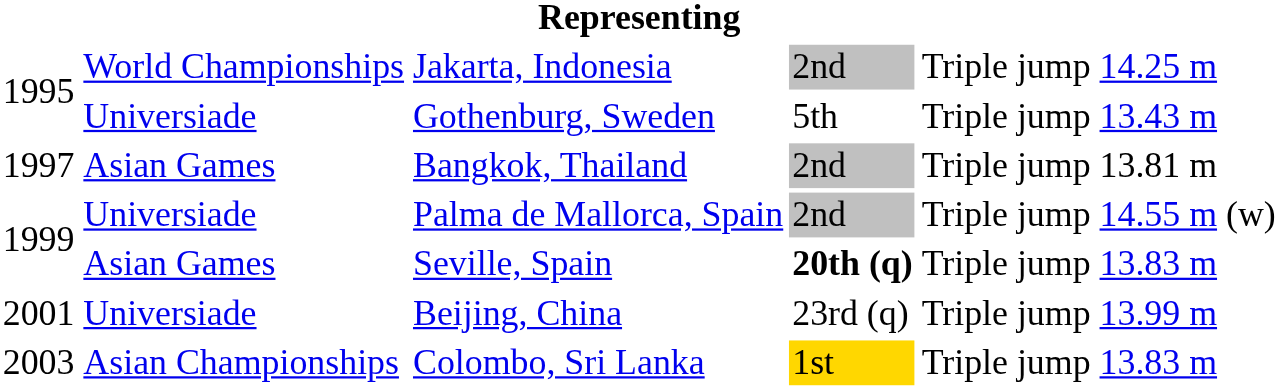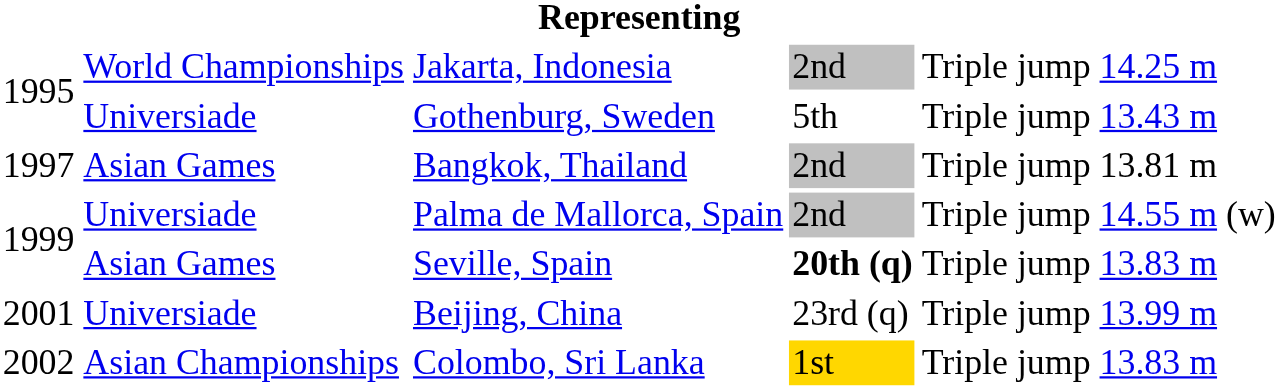(39, 362) 2003 -> (39, 362) 2002
